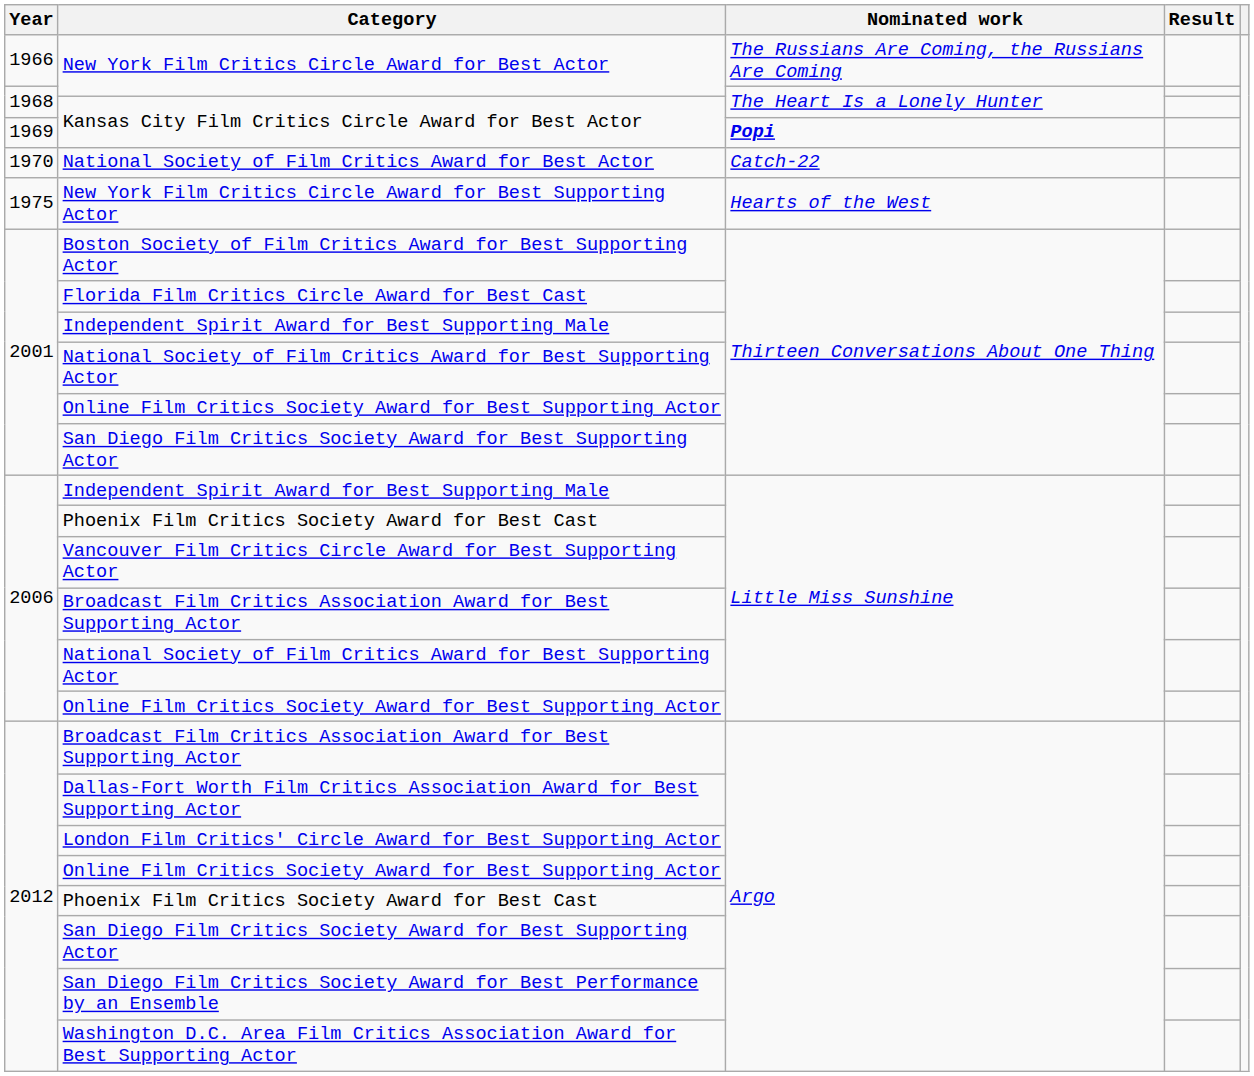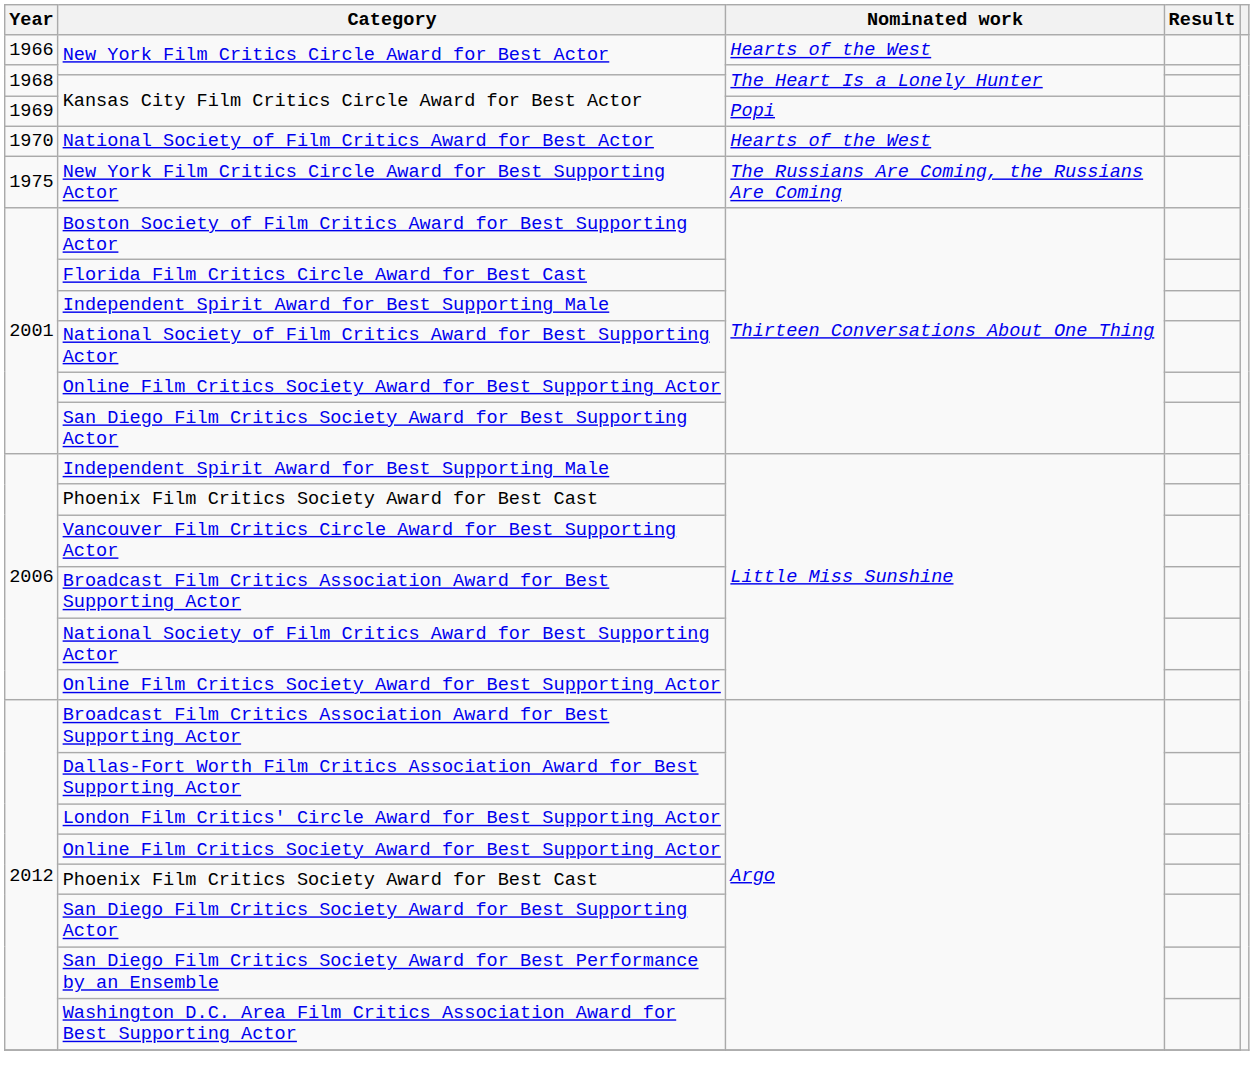(937, 61) The Russians Are Coming, the Russians Are Coming -> (831, 50) Hearts of the West
(753, 132) bold -> (753, 111) normal
(775, 163) Catch-22 -> (831, 141) Hearts of the West
(831, 204) Hearts of the West -> (937, 182) The Russians Are Coming, the Russians Are Coming
